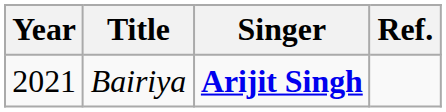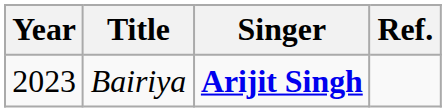(44, 80) 2021 -> (44, 80) 2023
